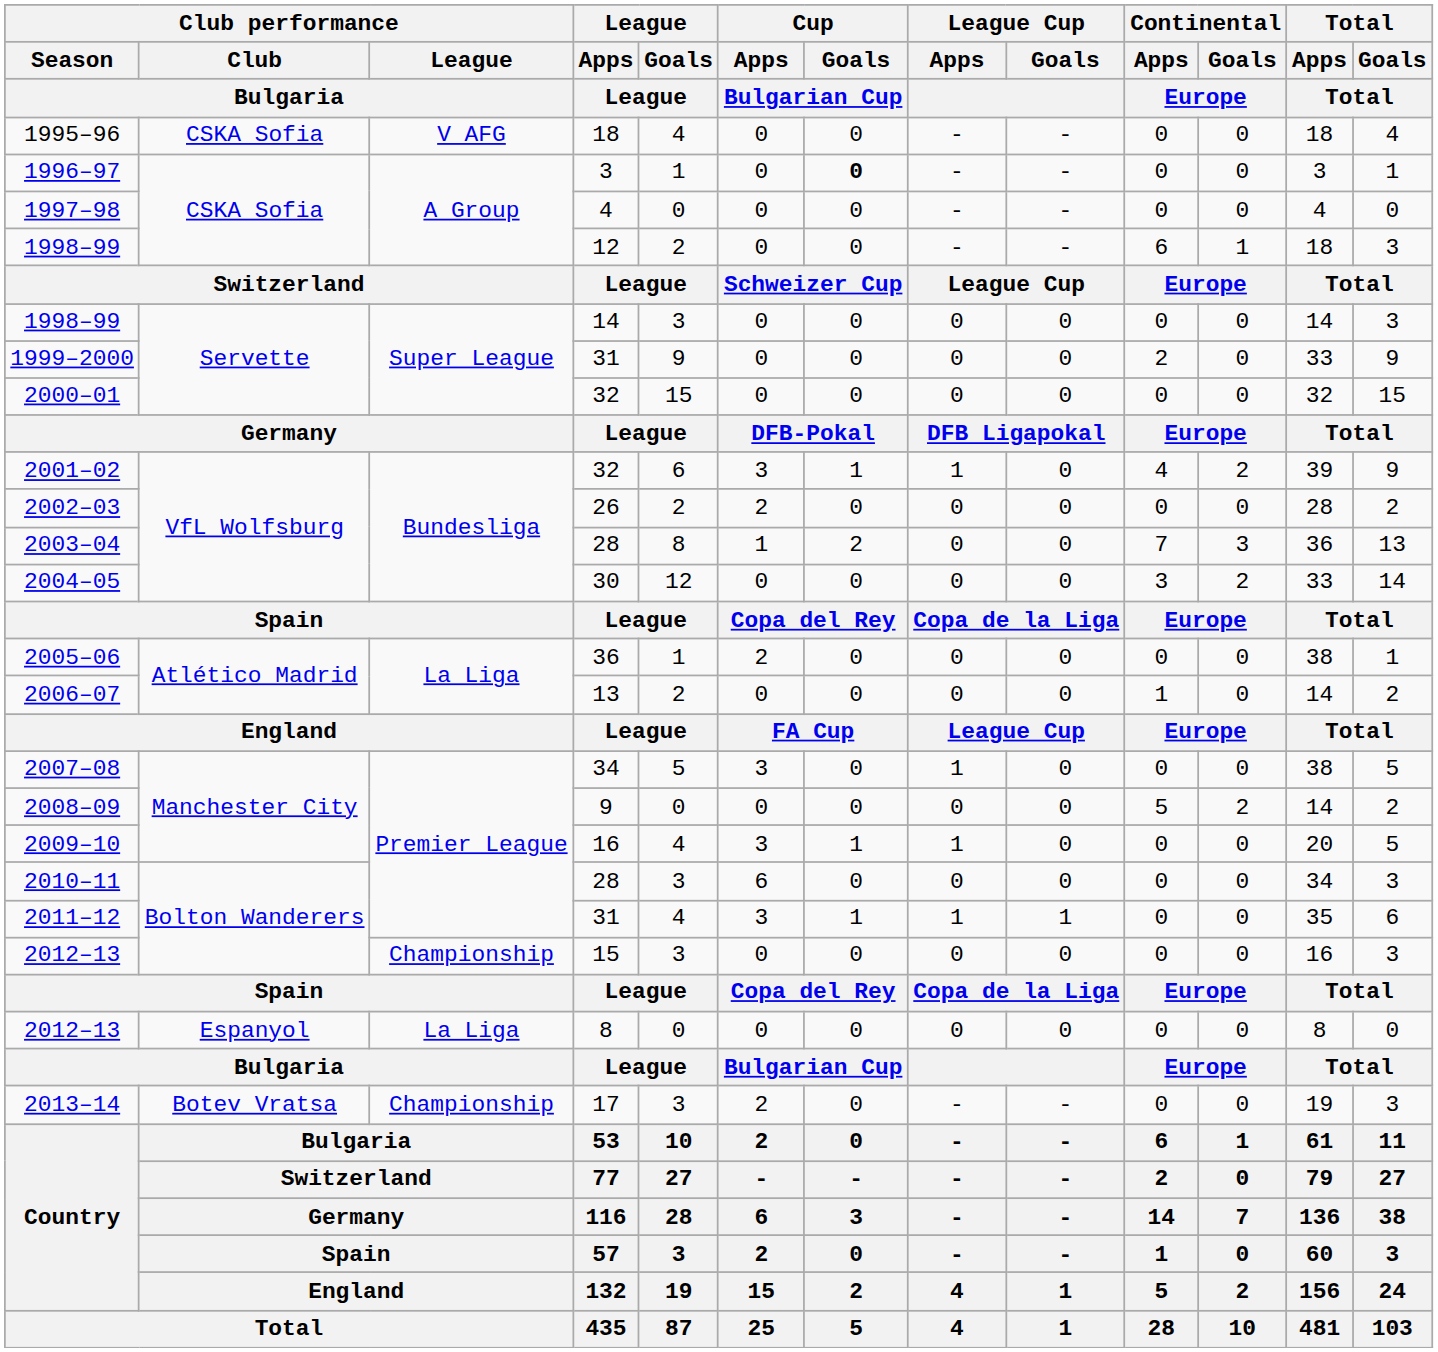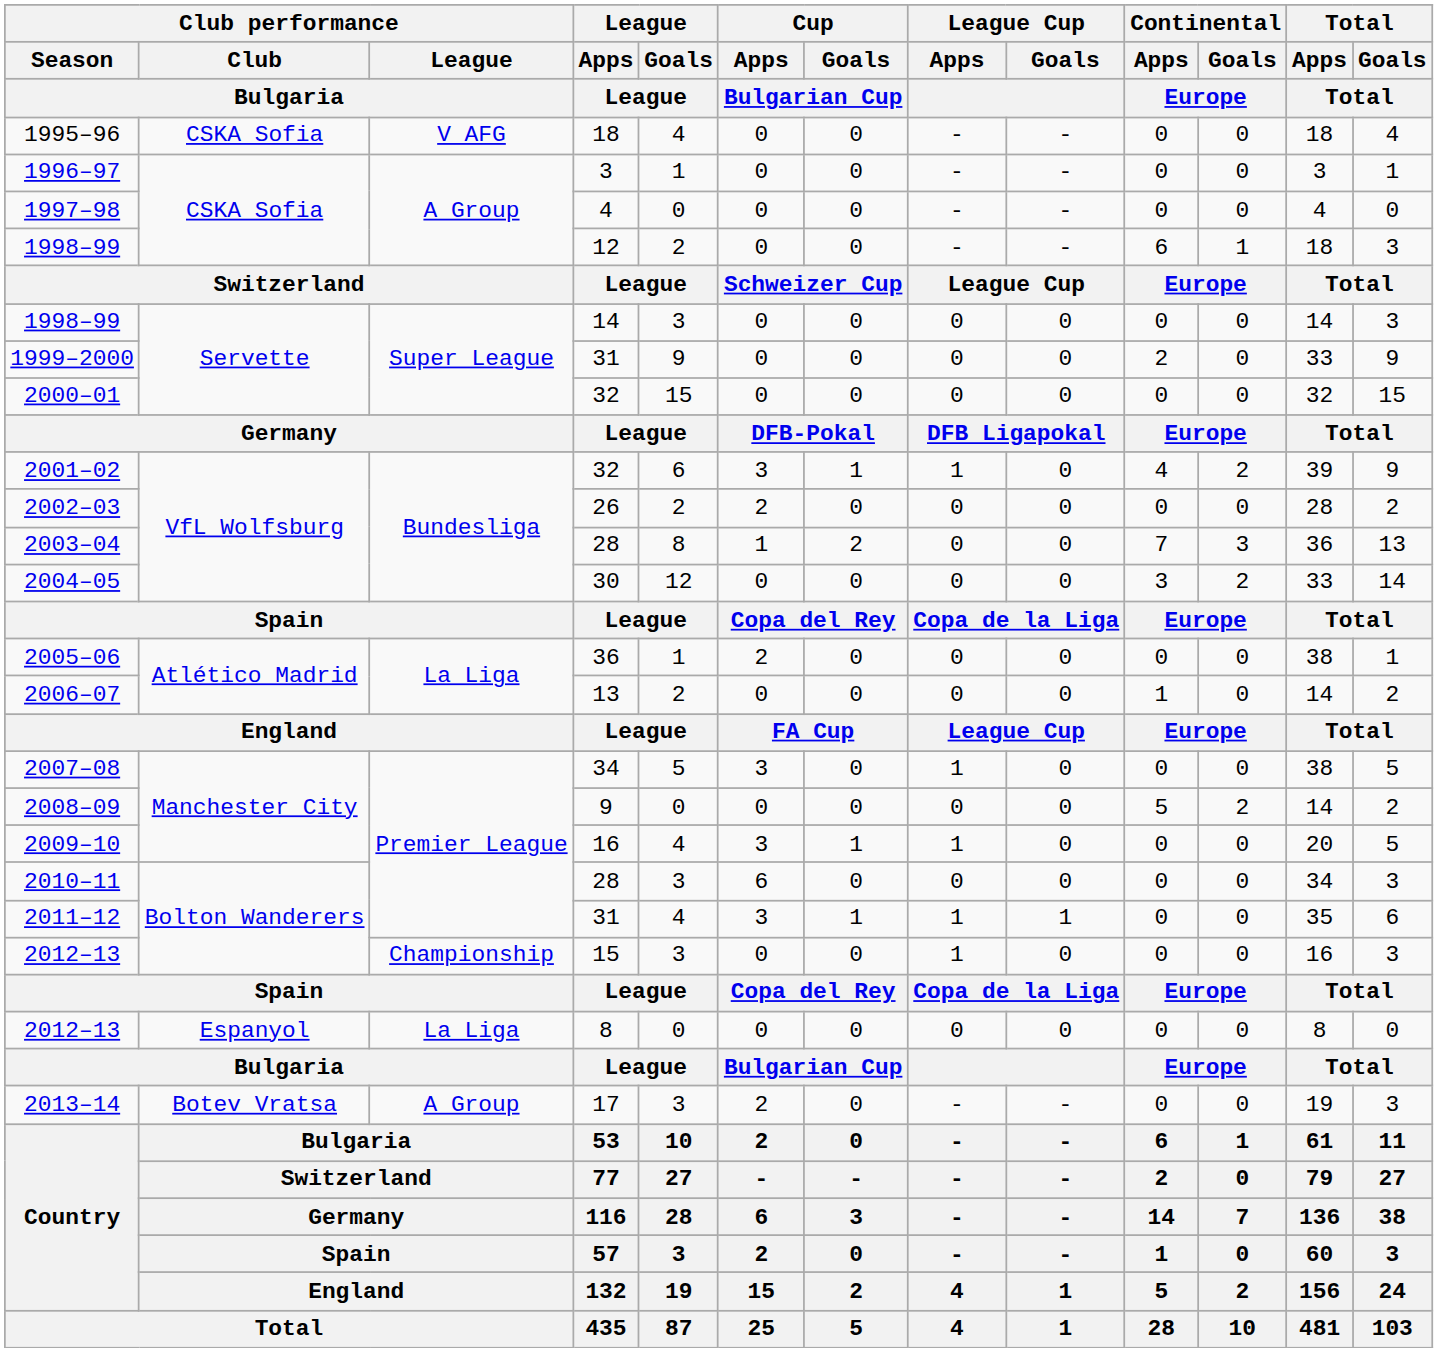(856, 173) bold -> (856, 173) normal
(957, 956) 0 -> (957, 956) 1
(472, 1105) Championship -> (471, 1105) A Group
